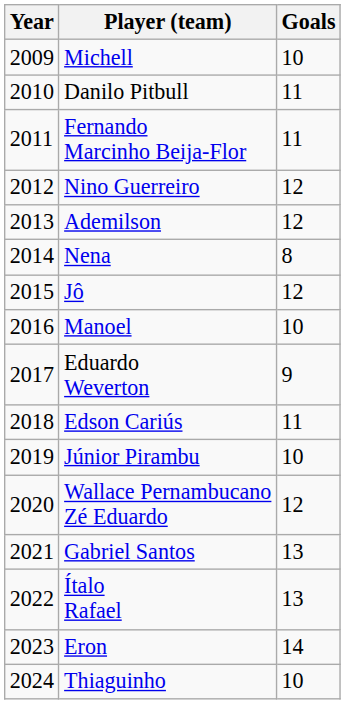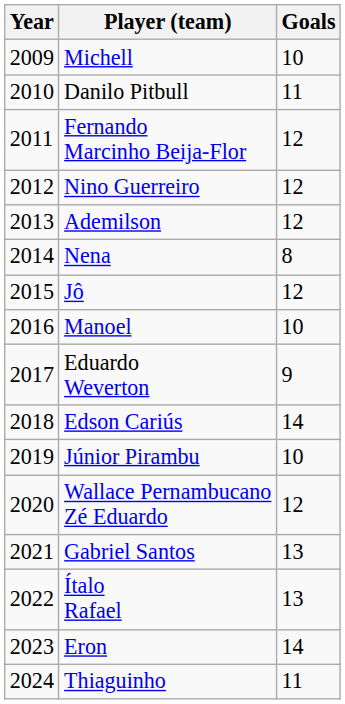(292, 139) 11 -> (293, 139) 12
(292, 421) 11 -> (293, 421) 14
(293, 681) 10 -> (292, 681) 11
